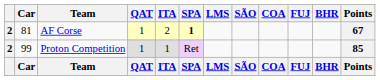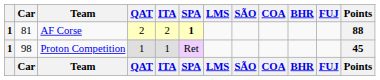columns swapped: (300, 12) <-> (327, 12)
(10, 30) 2 -> (10, 30) 1
(142, 30) 1 -> (142, 30) 2
(358, 30) 67 -> (358, 30) 88
(10, 48) 2 -> (10, 48) 1
(26, 48) 99 -> (26, 48) 98
(358, 48) 85 -> (358, 48) 45
